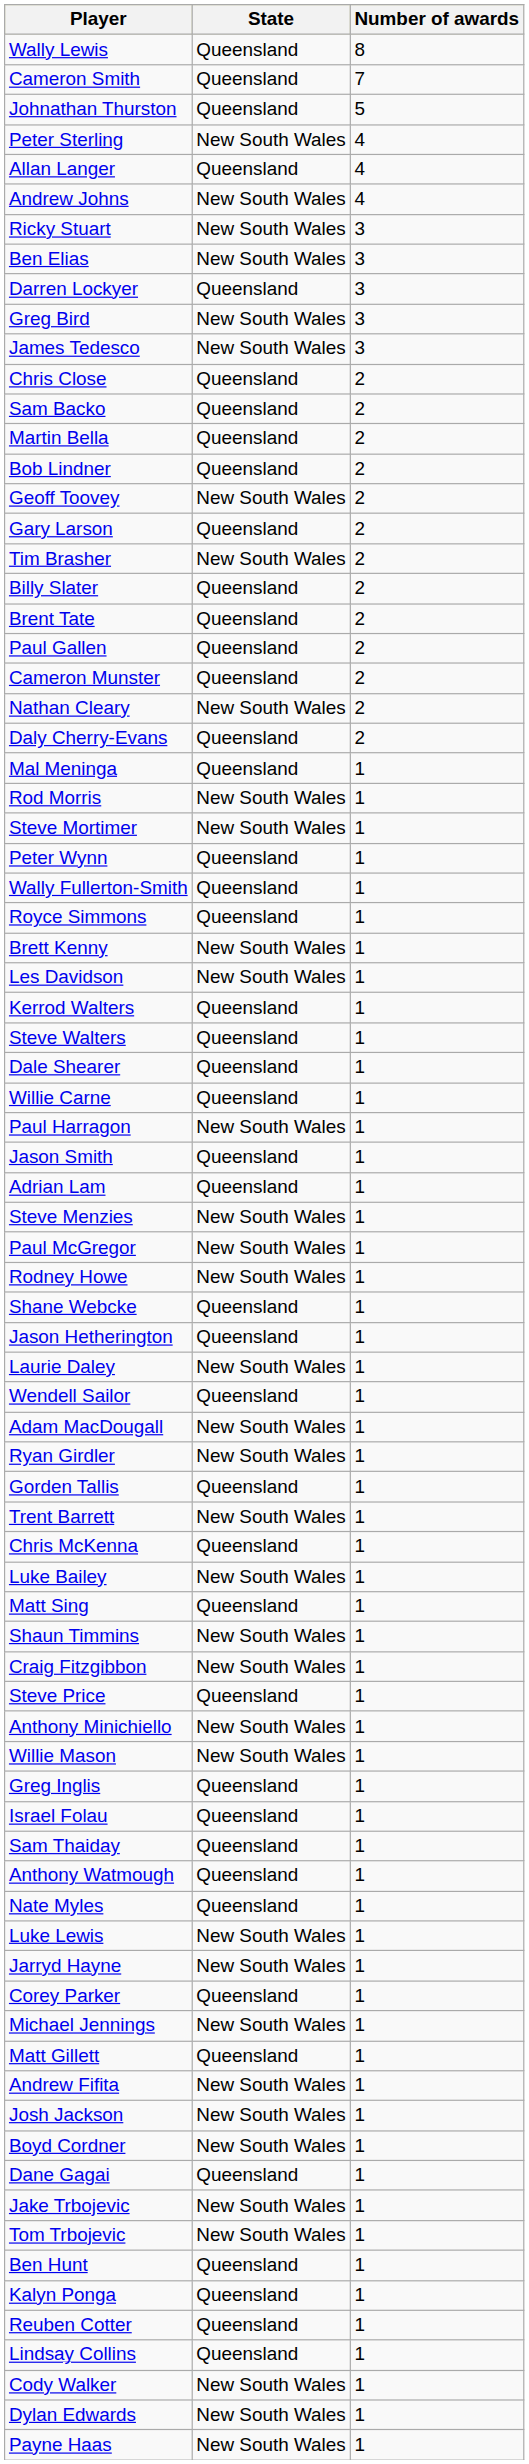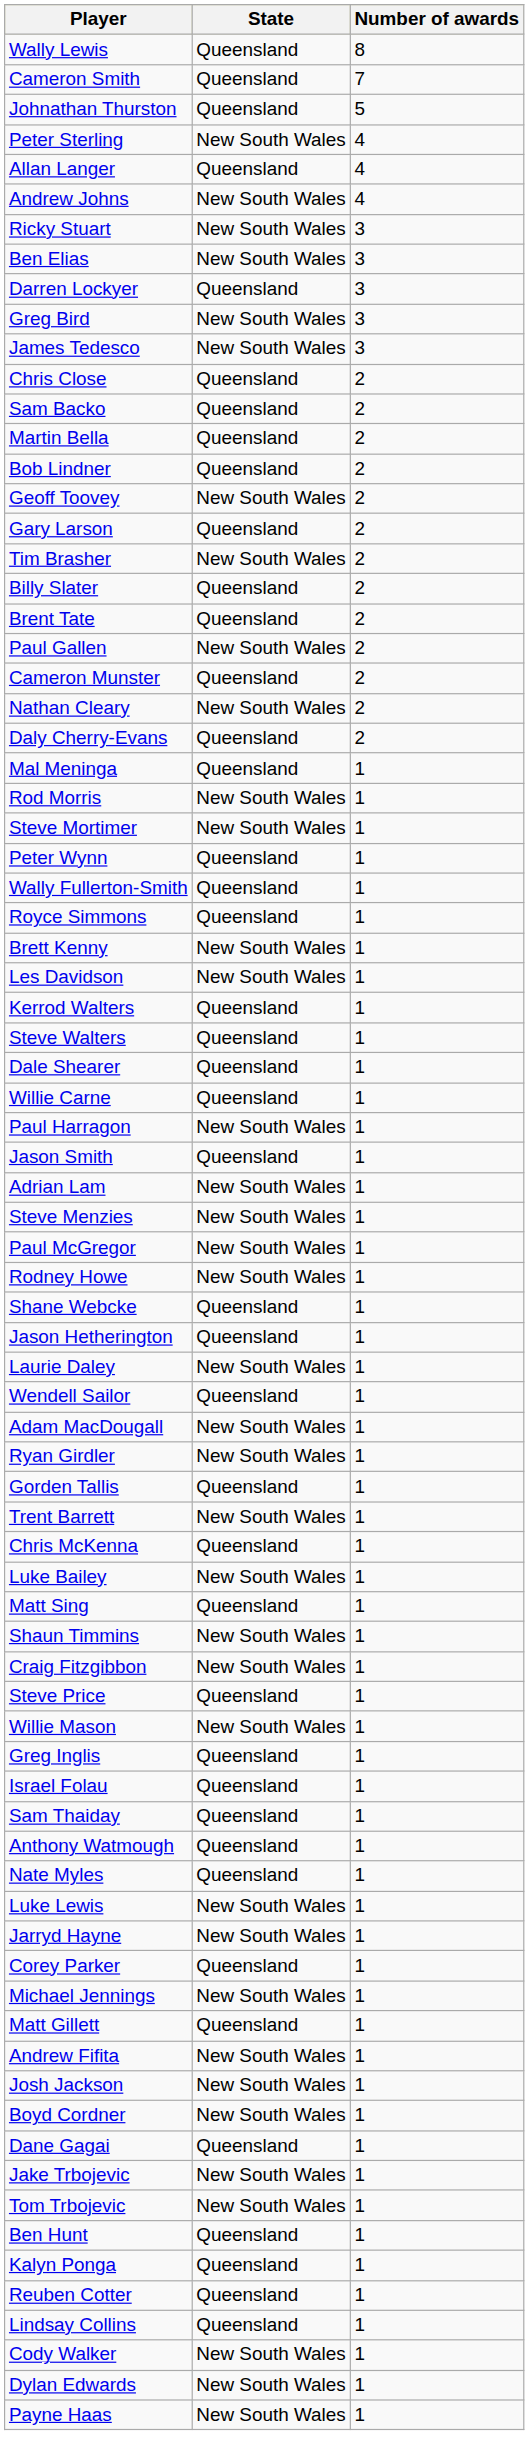(247, 648) Queensland -> (271, 648) New South Wales
(247, 1187) Queensland -> (271, 1187) New South Wales
- row: (90, 1726)
